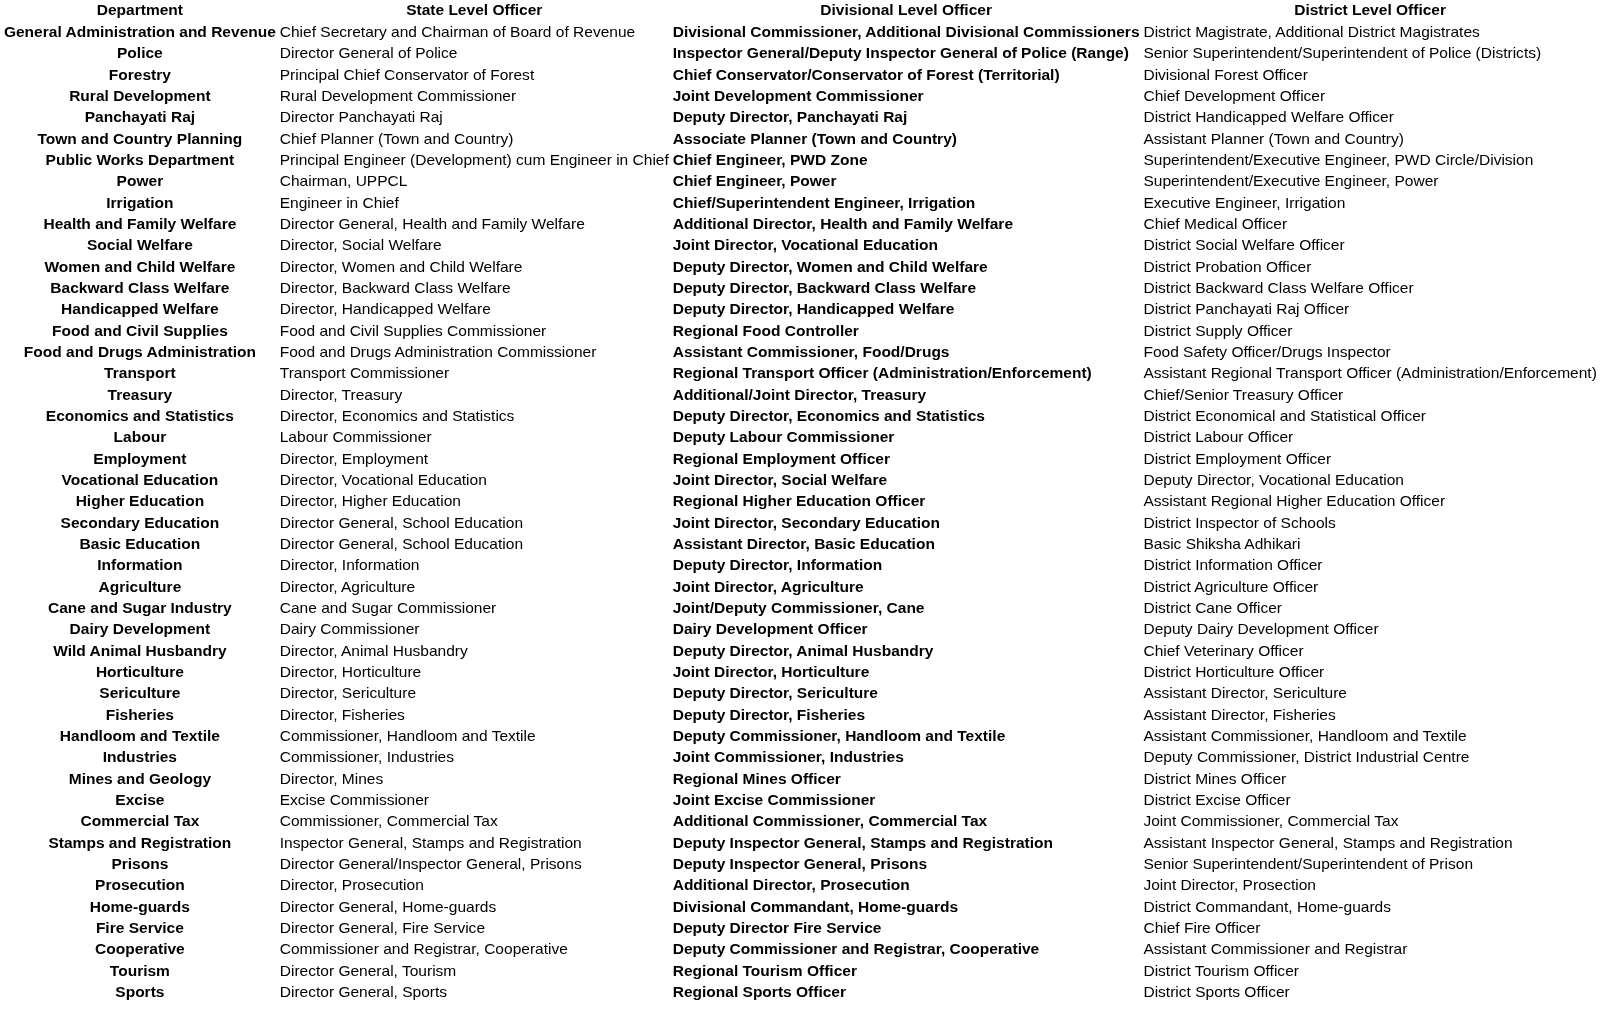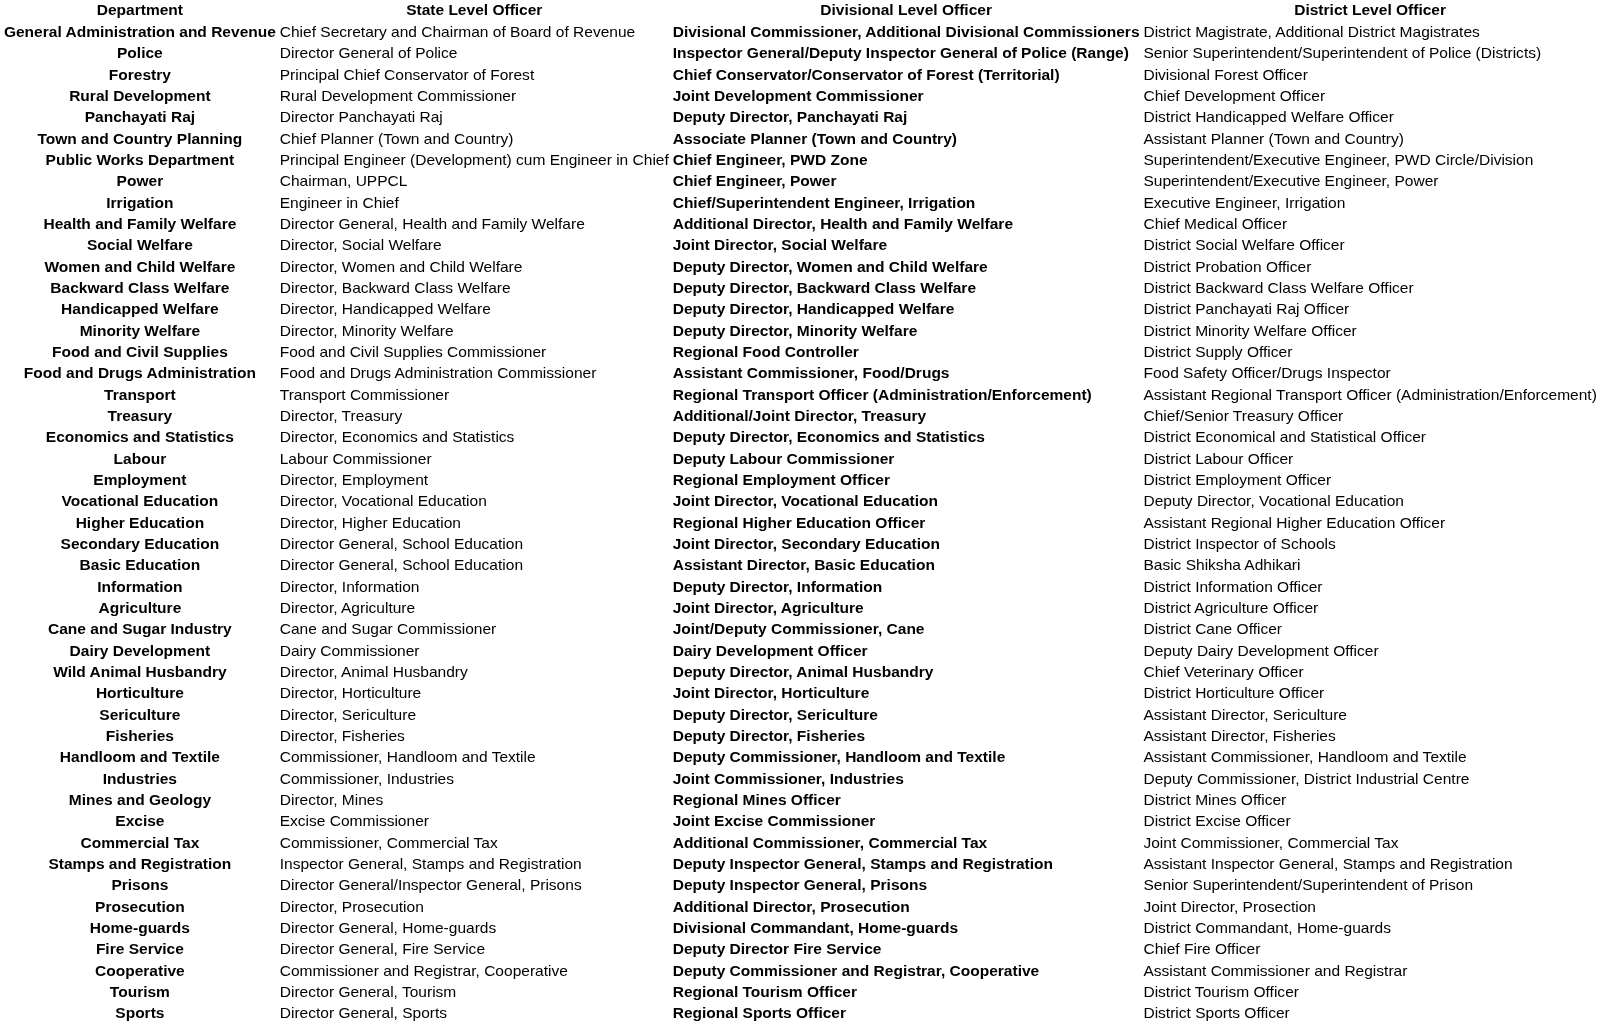(805, 245) Joint Director, Vocational Education -> (780, 245) Joint Director, Social Welfare
+ row: (140, 330)
(780, 480) Joint Director, Social Welfare -> (805, 501) Joint Director, Vocational Education
